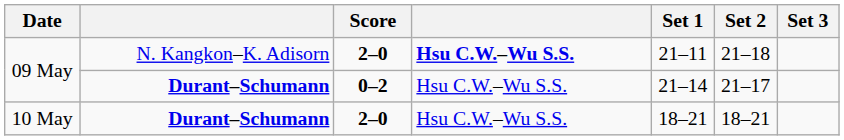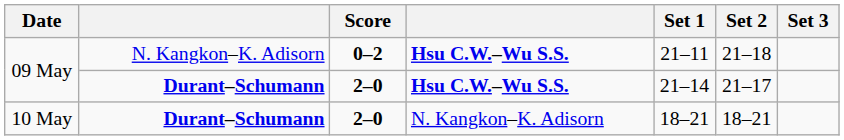(373, 53) 2–0 -> (368, 53) 0–2
(373, 86) 0–2 -> (368, 86) 2–0
(492, 86) normal -> (490, 86) bold
(492, 118) Hsu C.W.–Wu S.S. -> (507, 118) N. Kangkon–K. Adisorn
